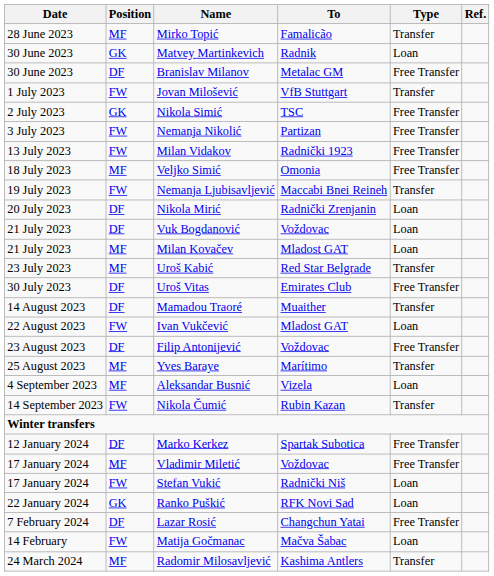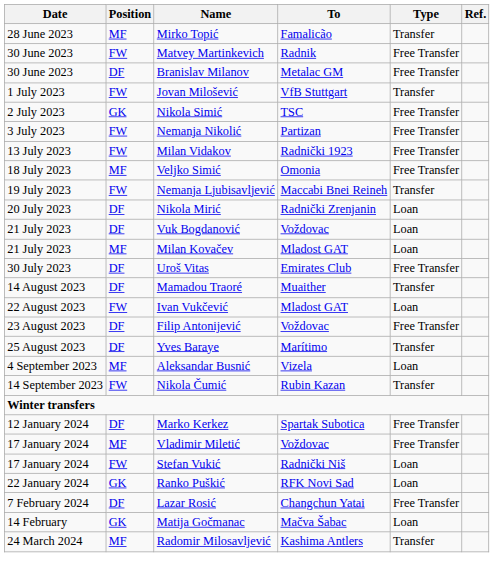(118, 53) GK -> (118, 53) FW
(406, 53) Loan -> (426, 53) Free Transfer
- row: (185, 268)
(118, 365) MF -> (117, 346) DF
(118, 541) FW -> (118, 522) GK
